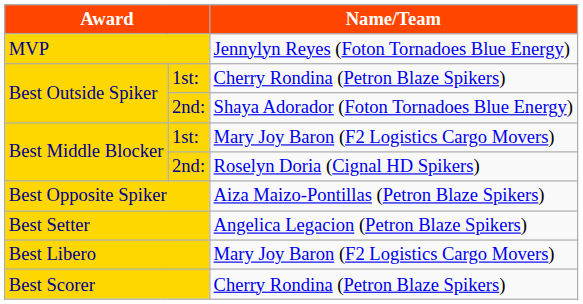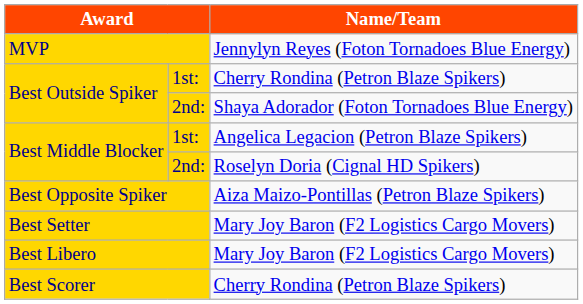(384, 136) Mary Joy Baron (F2 Logistics Cargo Movers) -> (370, 136) Angelica Legacion (Petron Blaze Spikers)
(370, 225) Angelica Legacion (Petron Blaze Spikers) -> (384, 225) Mary Joy Baron (F2 Logistics Cargo Movers)
